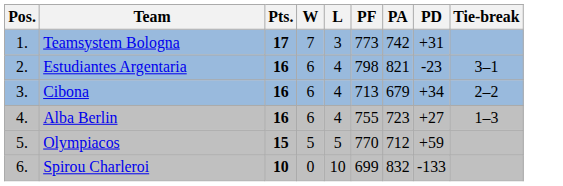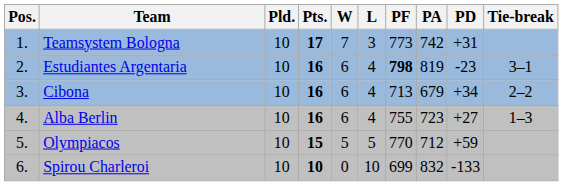+ column: (282, 17)
(367, 67) normal -> (401, 67) bold
(398, 67) 821 -> (432, 67) 819
